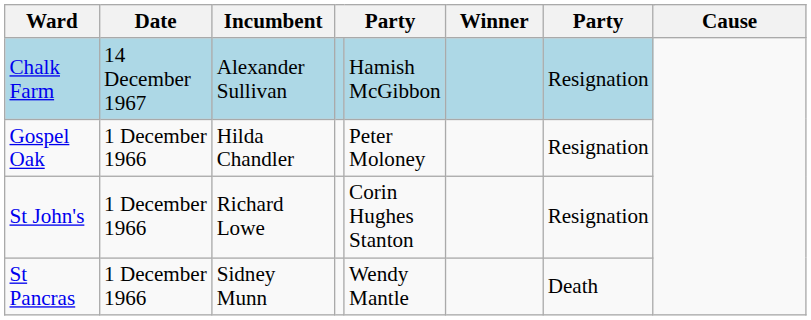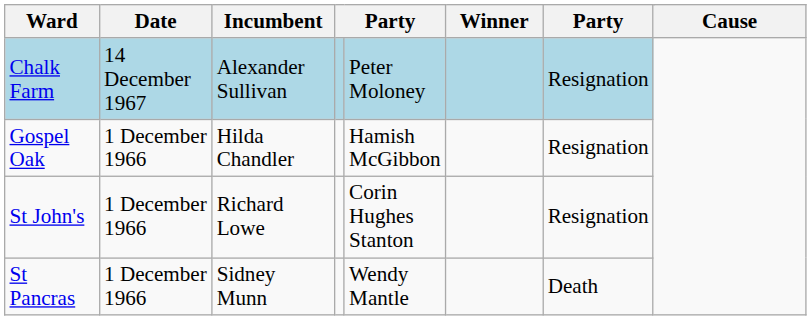(395, 78) Hamish McGibbon -> (387, 78) Peter Moloney
(387, 147) Peter Moloney -> (395, 147) Hamish McGibbon
